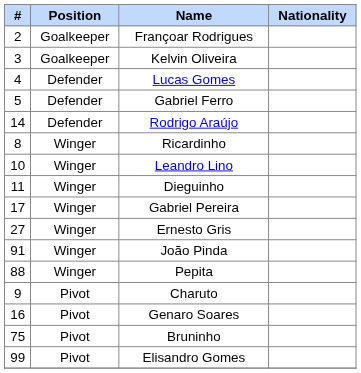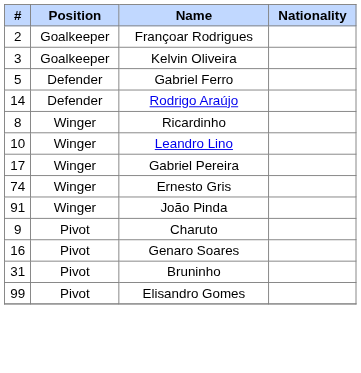- row: (194, 79)
- row: (194, 186)
(18, 229) 27 -> (18, 186) 74
- row: (194, 272)
(18, 336) 75 -> (18, 272) 31
